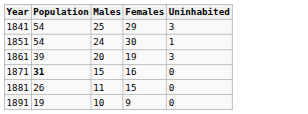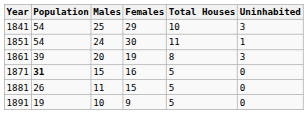+ column: (202, 12)
